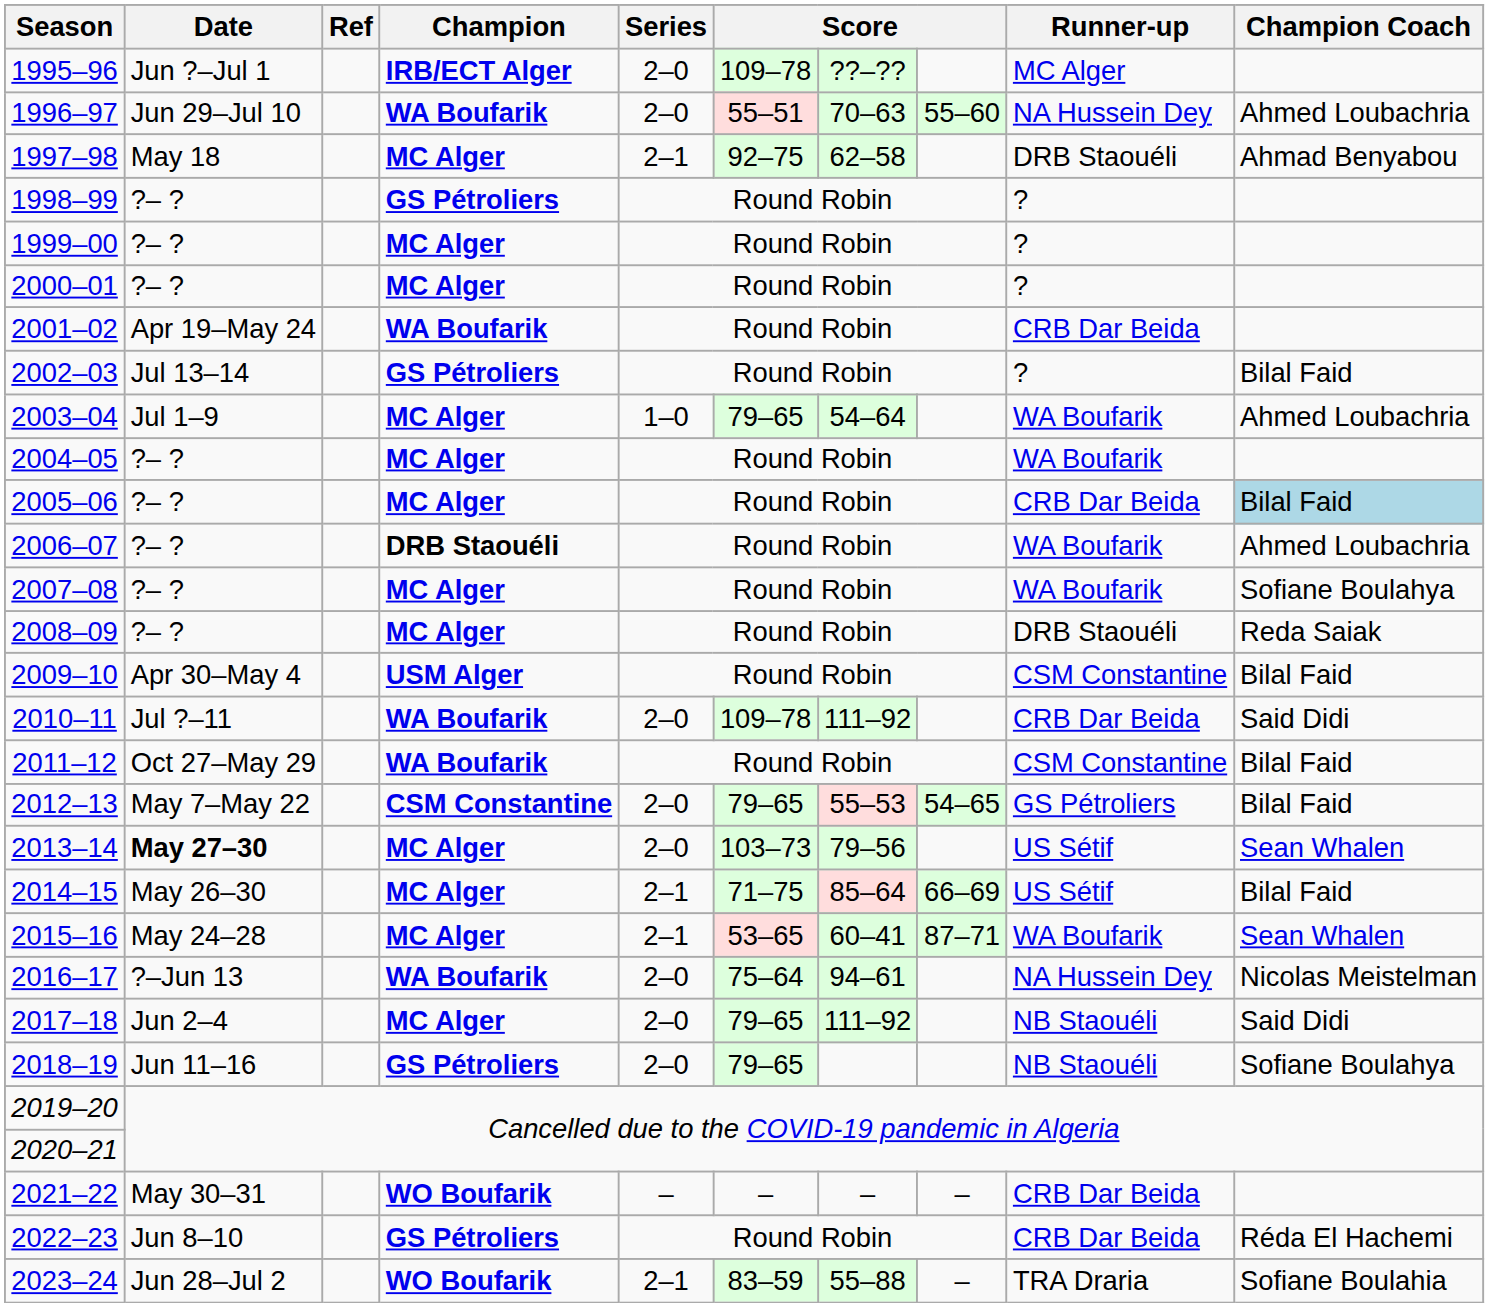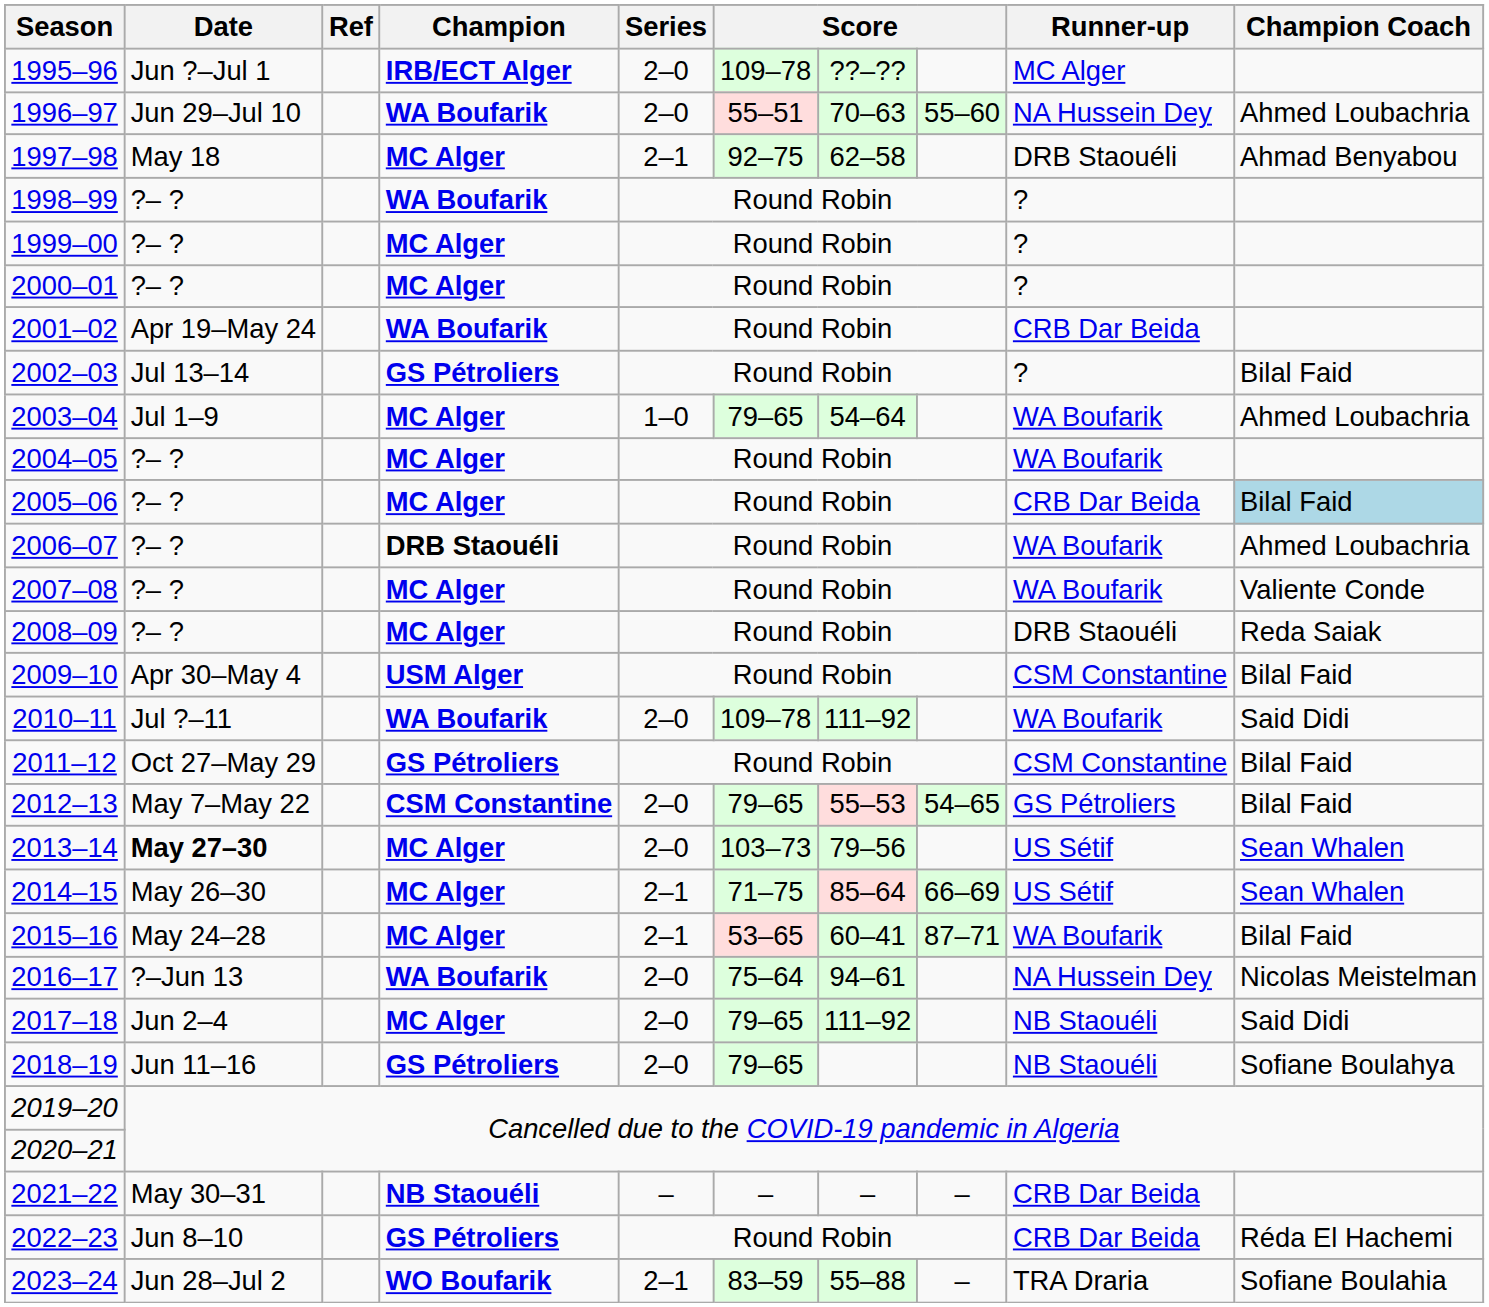(472, 200) GS Pétroliers -> (467, 200) WA Boufarik
(1347, 589) Sofiane Boulahya -> (1332, 589) Valiente Conde
(1106, 719) CRB Dar Beida -> (1088, 719) WA Boufarik
(467, 762) WA Boufarik -> (472, 762) GS Pétroliers
(1296, 891) Bilal Faid -> (1322, 891) Sean Whalen
(1322, 935) Sean Whalen -> (1296, 935) Bilal Faid
(469, 1194) WO Boufarik -> (463, 1194) NB Staouéli
